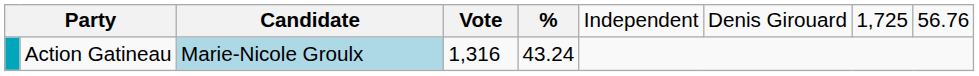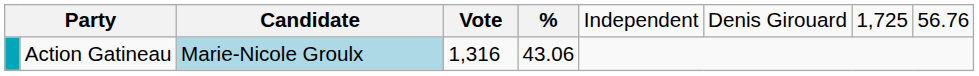(548, 53) 43.24 -> (548, 53) 43.06
